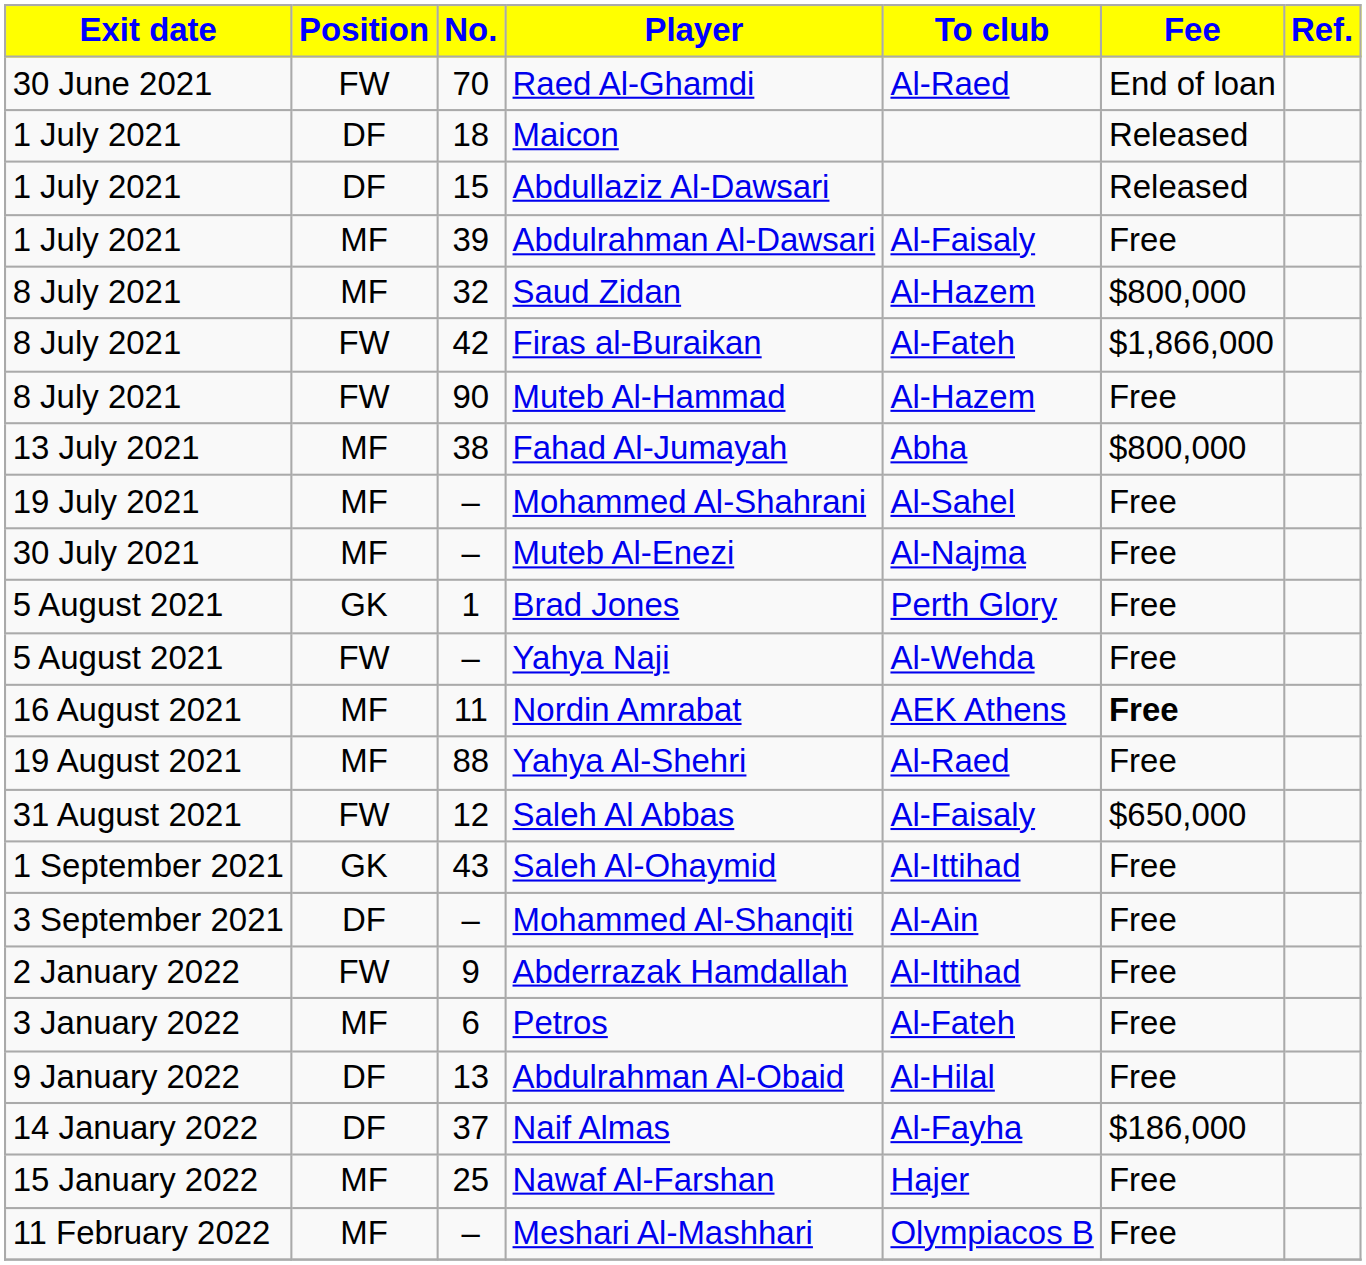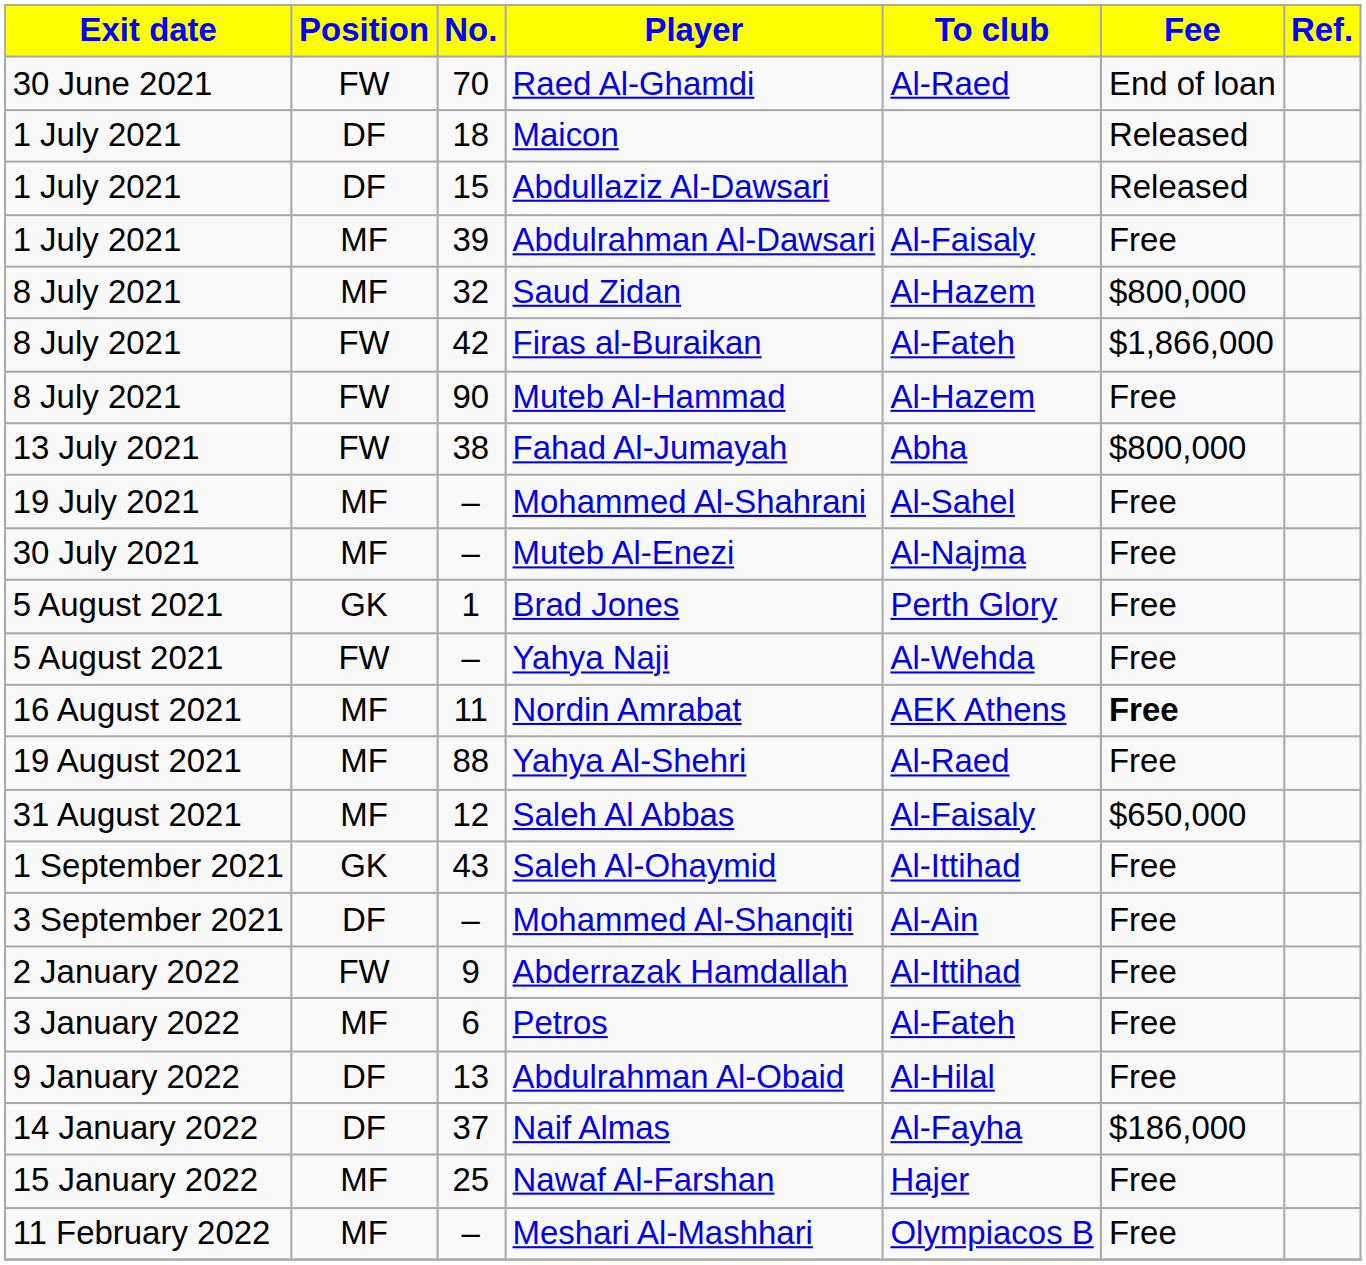(364, 448) MF -> (364, 448) FW
(364, 814) FW -> (364, 814) MF
